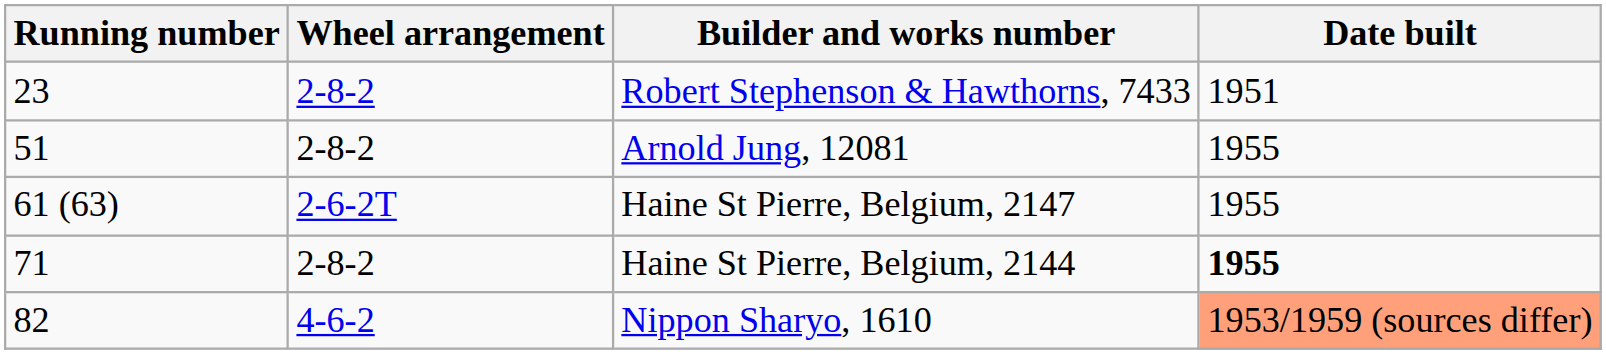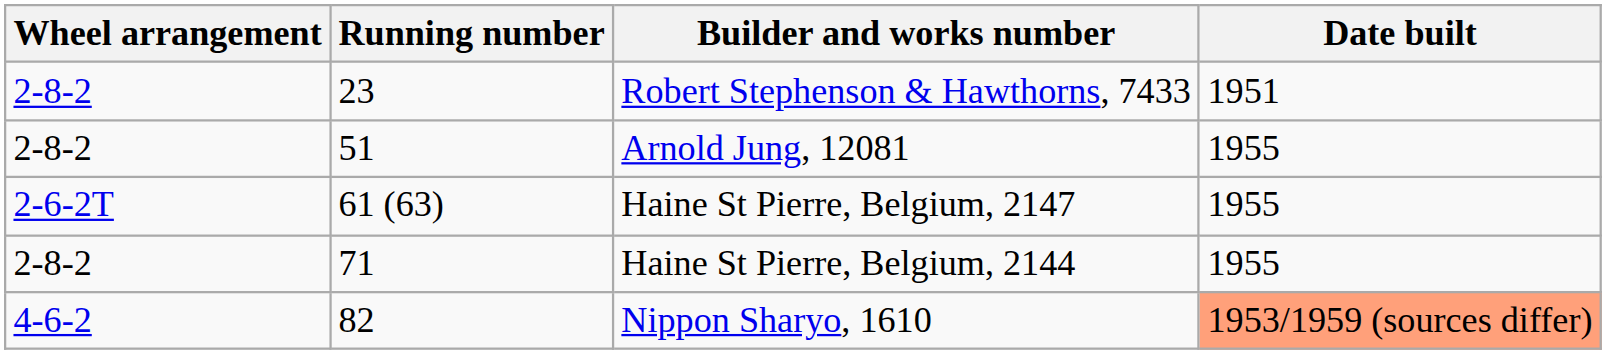columns swapped: (147, 33) <-> (451, 33)
(1244, 262) bold -> (1244, 262) normal
